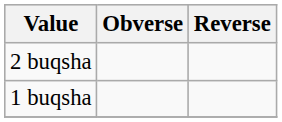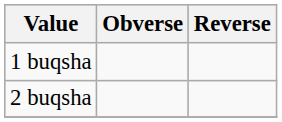rows swapped: (51, 98) <-> (51, 61)
